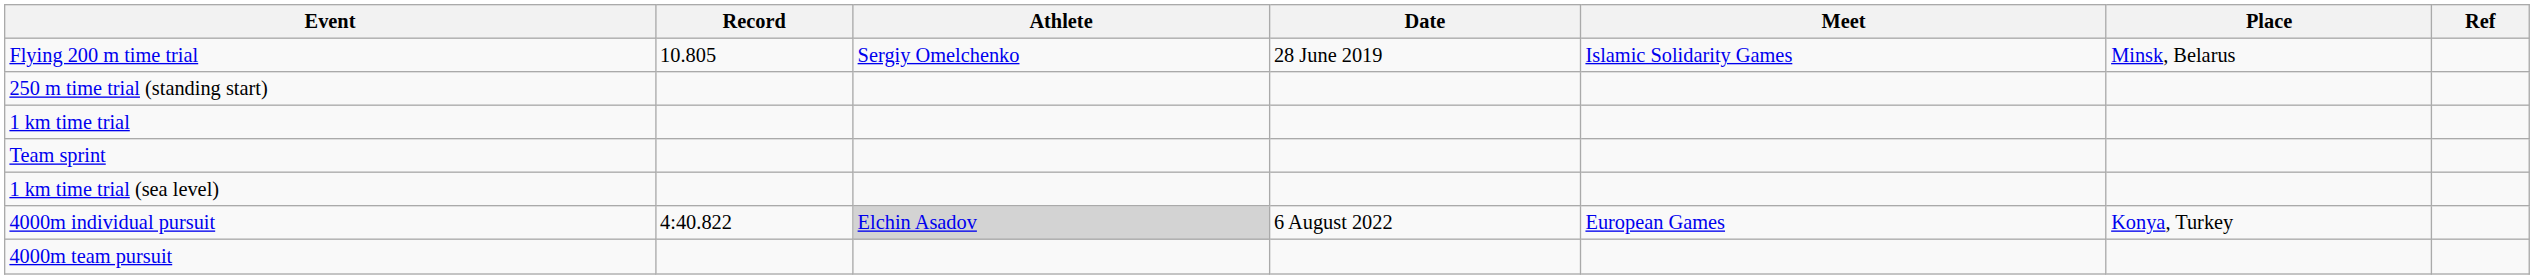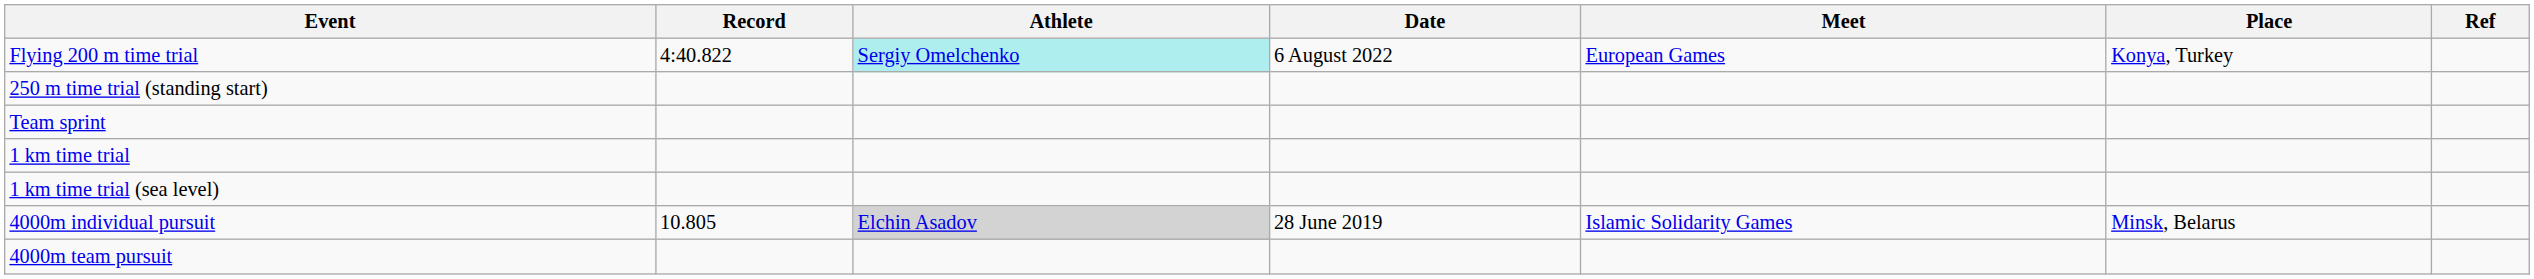(688, 55) 10.805 -> (696, 55) 4:40.822
(939, 55) no background -> (939, 55) paleturquoise background
(1328, 55) 28 June 2019 -> (1333, 55) 6 August 2022
(1689, 55) Islamic Solidarity Games -> (1655, 55) European Games
(2173, 55) Minsk, Belarus -> (2172, 55) Konya, Turkey
rows swapped: (58, 155) <-> (70, 122)
(696, 222) 4:40.822 -> (688, 222) 10.805
(1333, 222) 6 August 2022 -> (1328, 222) 28 June 2019
(1655, 222) European Games -> (1689, 222) Islamic Solidarity Games
(2172, 222) Konya, Turkey -> (2173, 222) Minsk, Belarus
